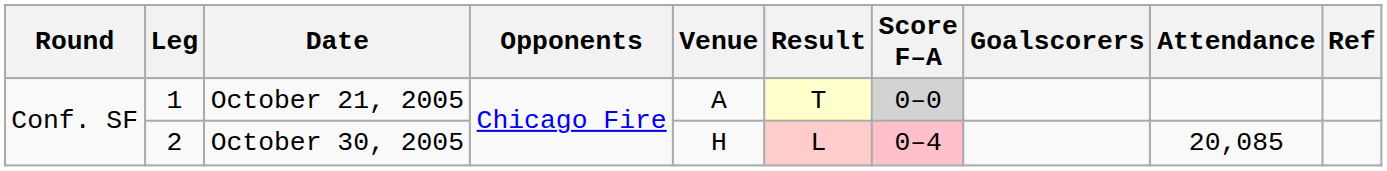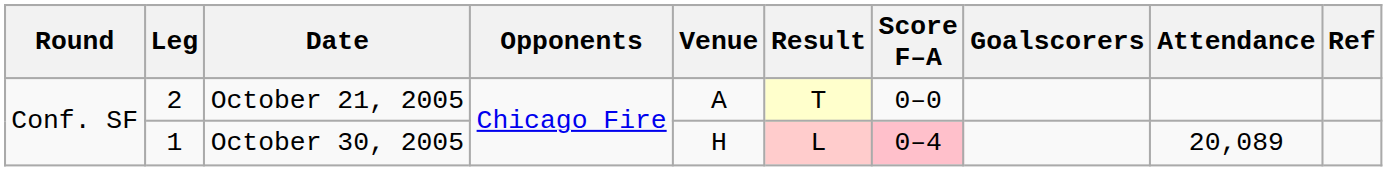(174, 100) 1 -> (174, 100) 2
(918, 100) lightgrey background -> (918, 100) no background
(174, 143) 2 -> (174, 143) 1
(1236, 143) 20,085 -> (1236, 143) 20,089
